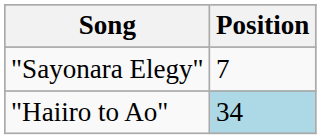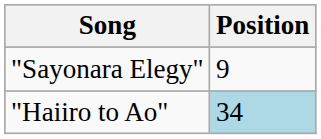(223, 68) 7 -> (223, 68) 9
